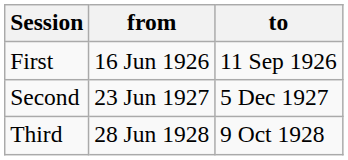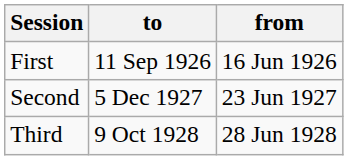columns swapped: (152, 23) <-> (278, 23)
